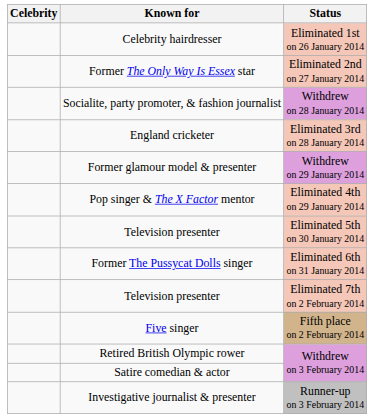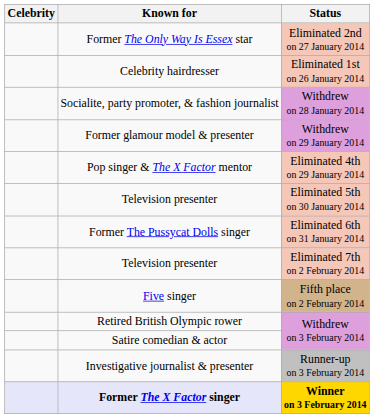rows swapped: (172, 39) <-> (172, 71)
- row: (172, 135)
+ row: (170, 397)
